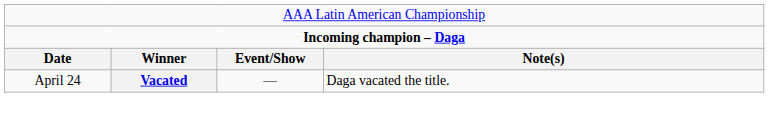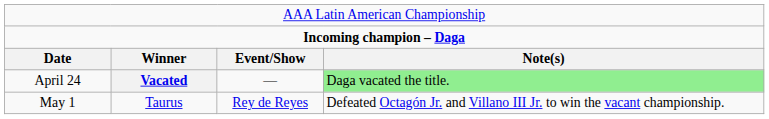(388, 80) no background -> (388, 80) lightgreen background
+ row: (58, 102)
